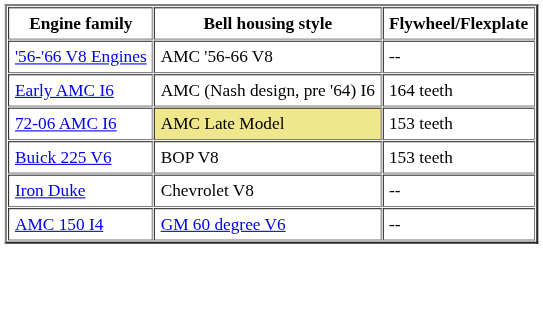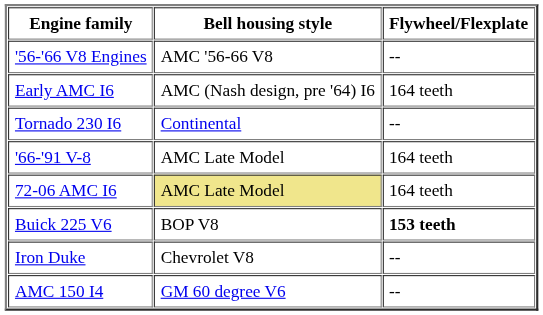+ row: (68, 123)
+ row: (53, 157)
(421, 123) 153 teeth -> (421, 190) 164 teeth
(421, 157) normal -> (422, 224) bold
